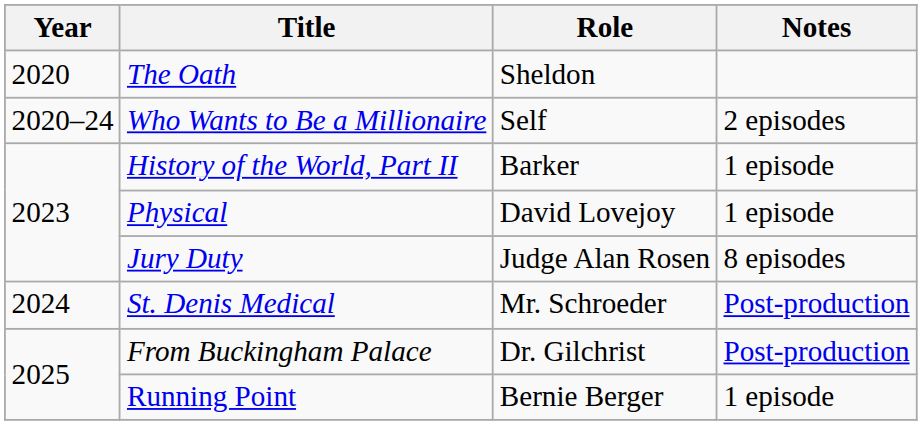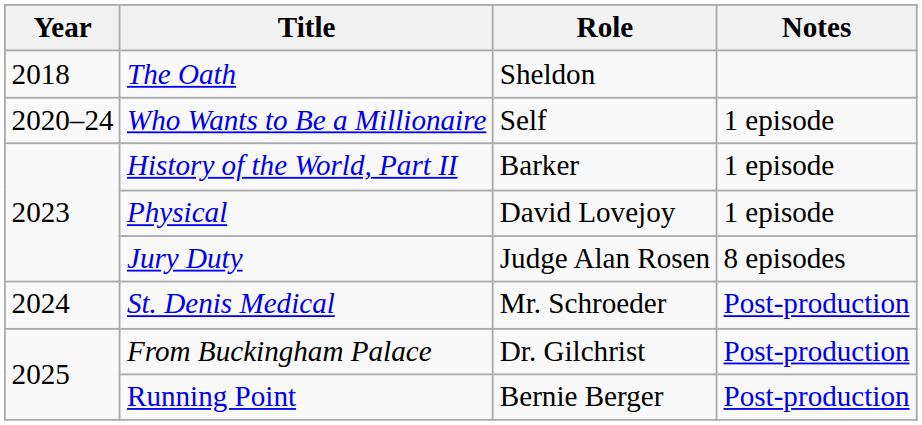(41, 73) 2020 -> (41, 73) 2018
(785, 119) 2 episodes -> (779, 119) 1 episode
(779, 397) 1 episode -> (817, 397) Post-production
